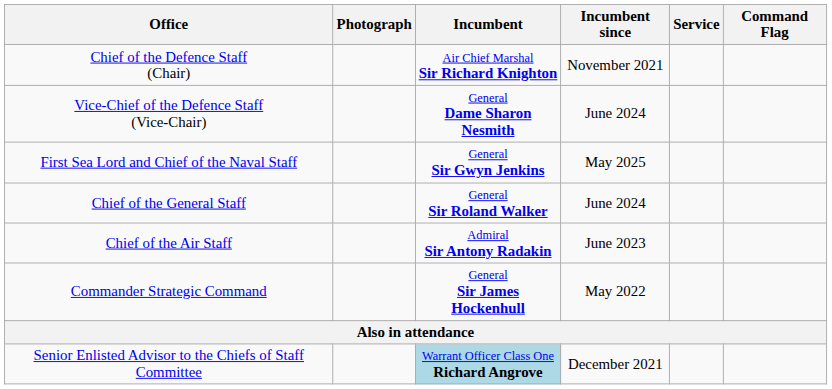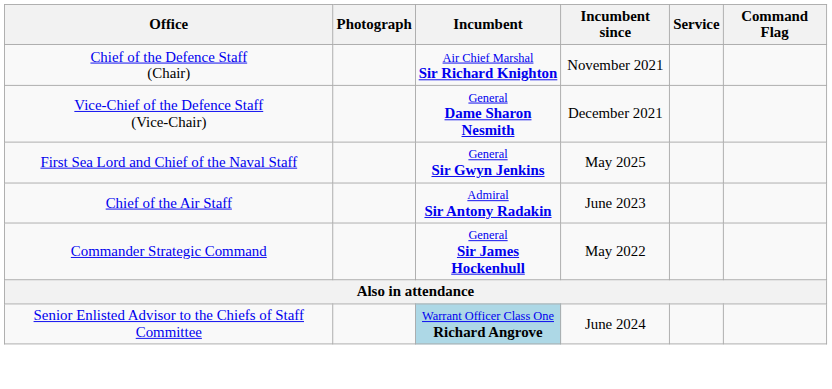(615, 113) June 2024 -> (615, 113) December 2021
- row: (169, 202)
(615, 364) December 2021 -> (615, 323) June 2024
